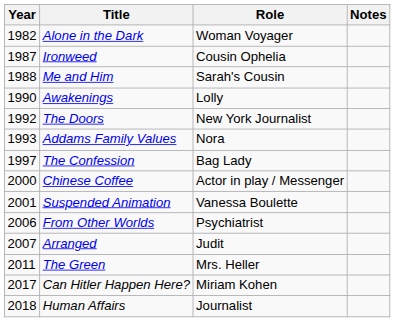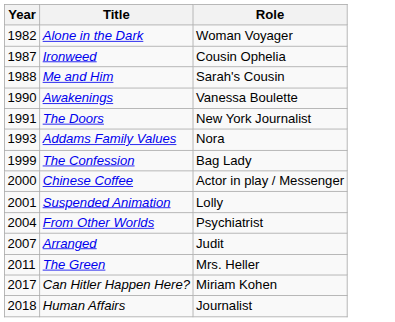- column: (368, 14)
(210, 98) Lolly -> (247, 98) Vanessa Boulette
(22, 118) 1992 -> (22, 118) 1991
(22, 160) 1997 -> (22, 160) 1999
(247, 202) Vanessa Boulette -> (210, 202) Lolly
(22, 222) 2006 -> (22, 222) 2004
